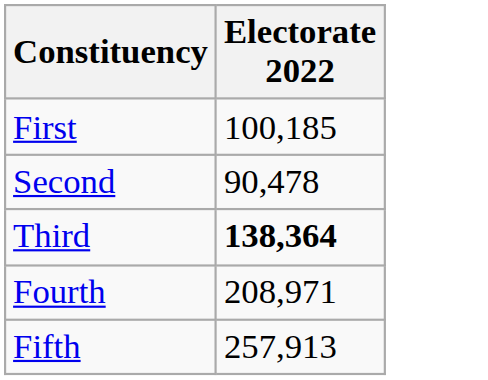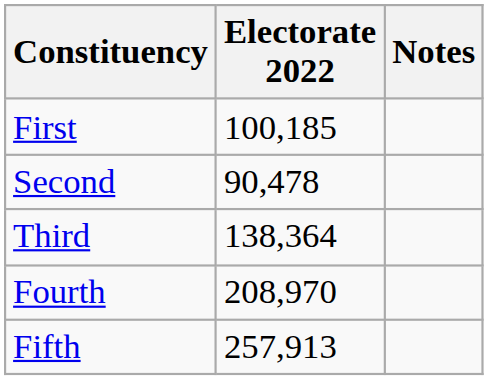+ column: (434, 51)
(280, 236) bold -> (280, 236) normal
(280, 291) 208,971 -> (280, 291) 208,970
